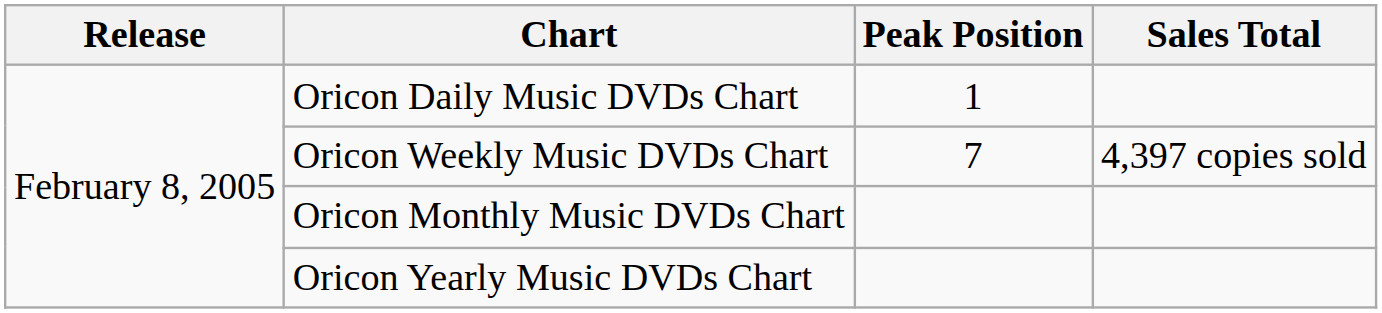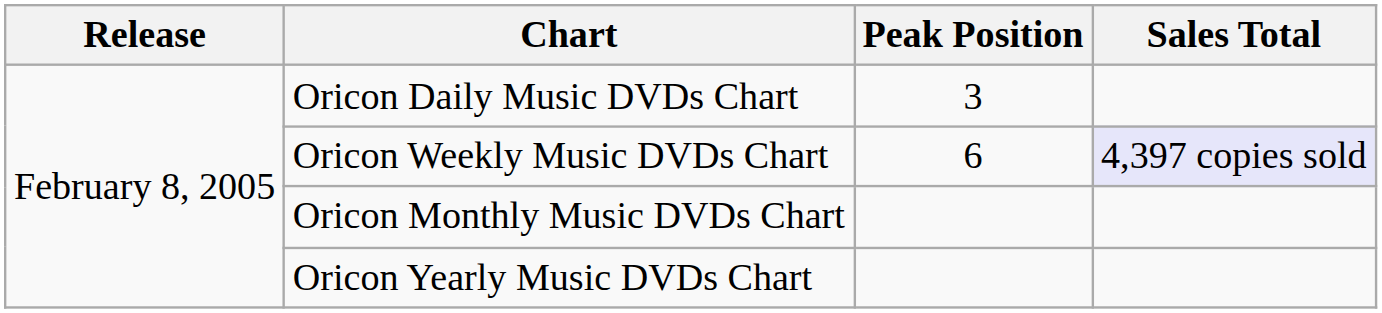(973, 95) 1 -> (973, 95) 3
(973, 155) 7 -> (973, 155) 6
(1234, 155) no background -> (1234, 155) lavender background
